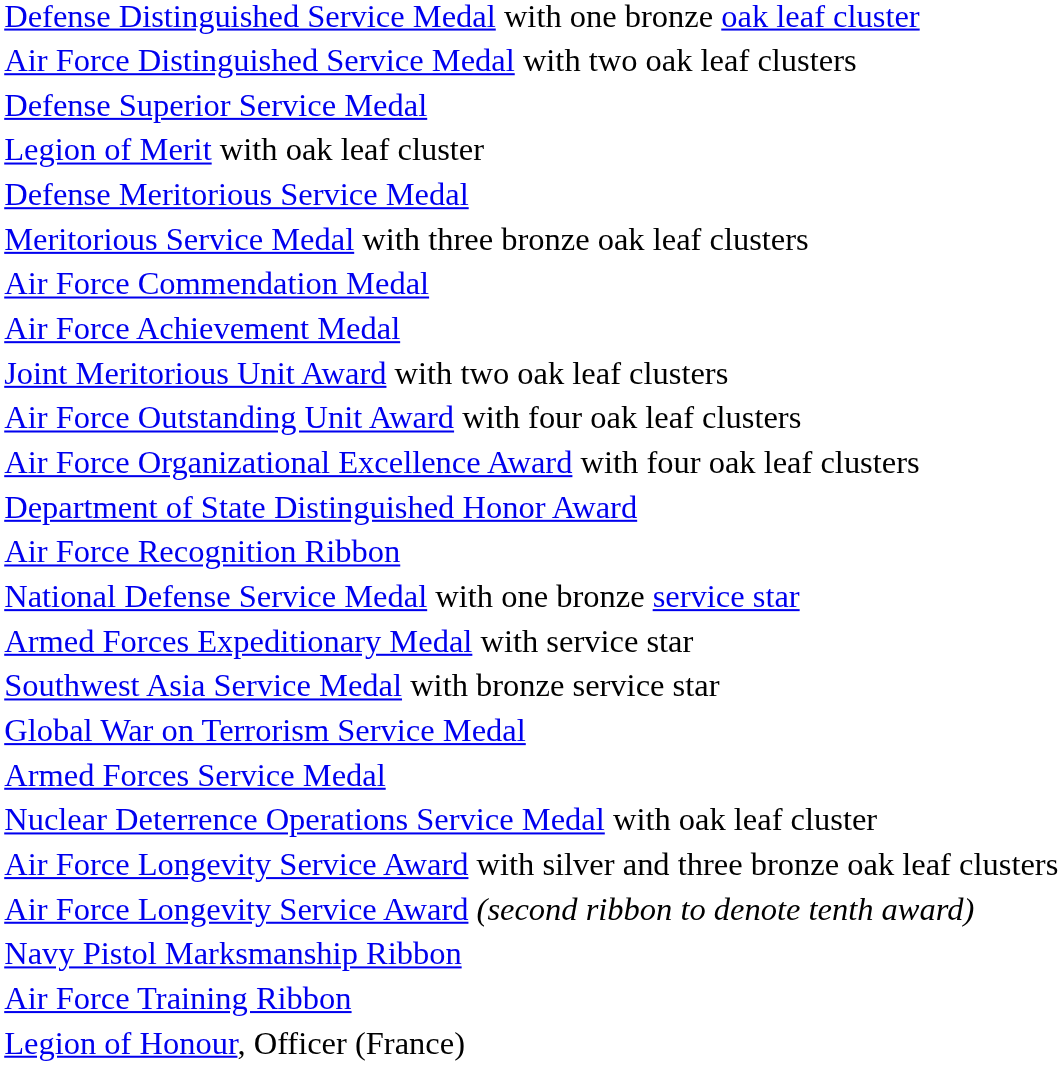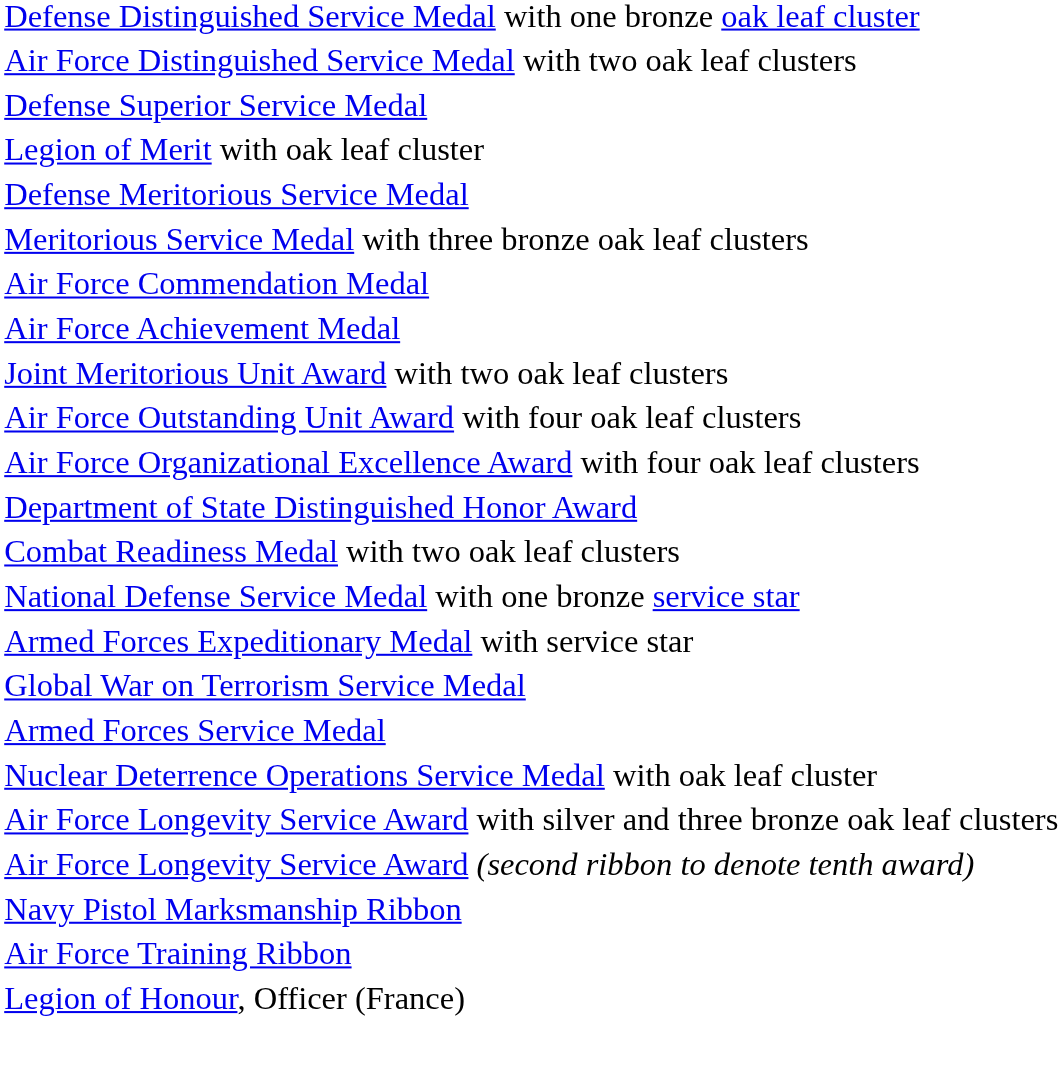+ row: (342, 551)
- row: (202, 551)
- row: (362, 685)
